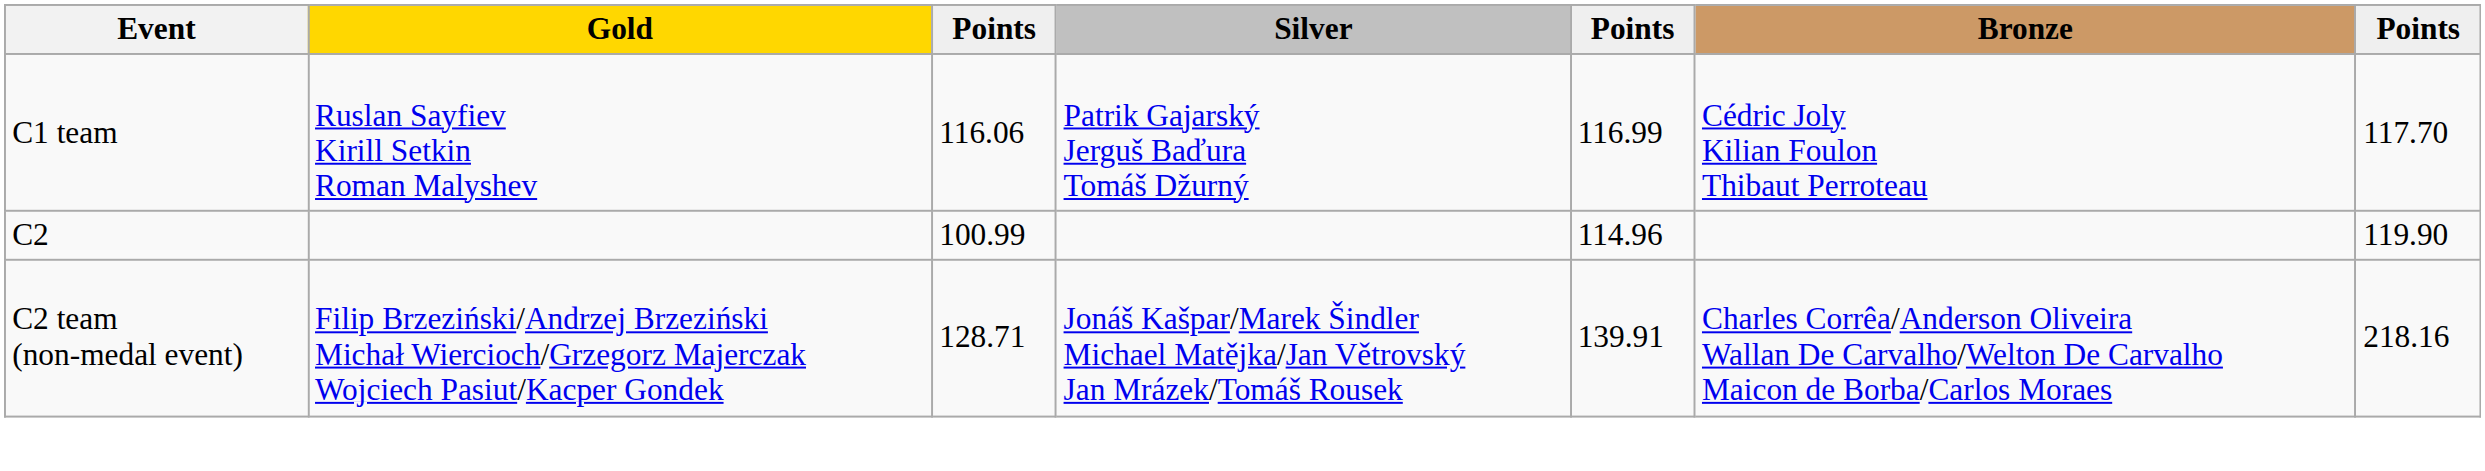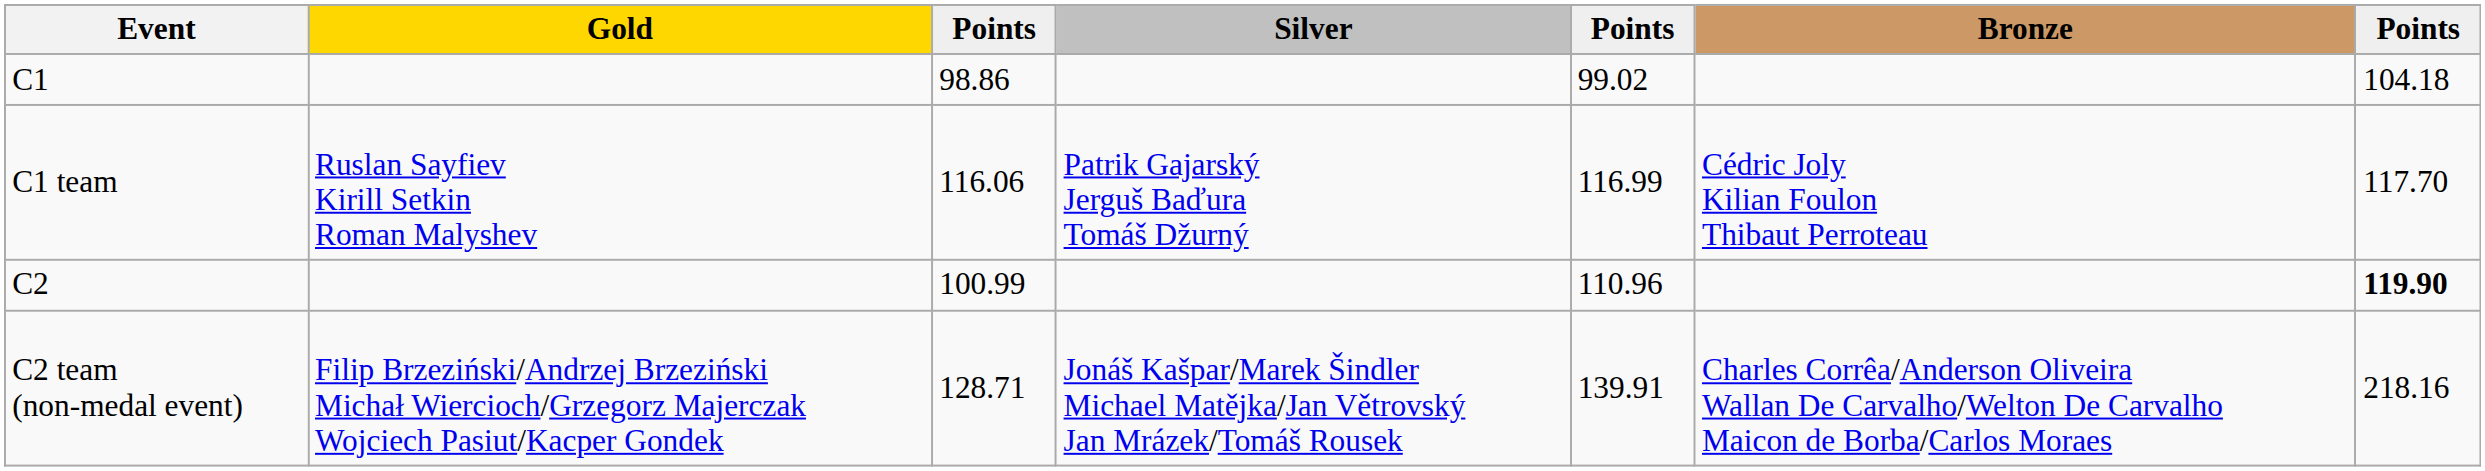+ row: (31, 79)
(1620, 234) 114.96 -> (1620, 284) 110.96
(2406, 234) normal -> (2405, 284) bold
